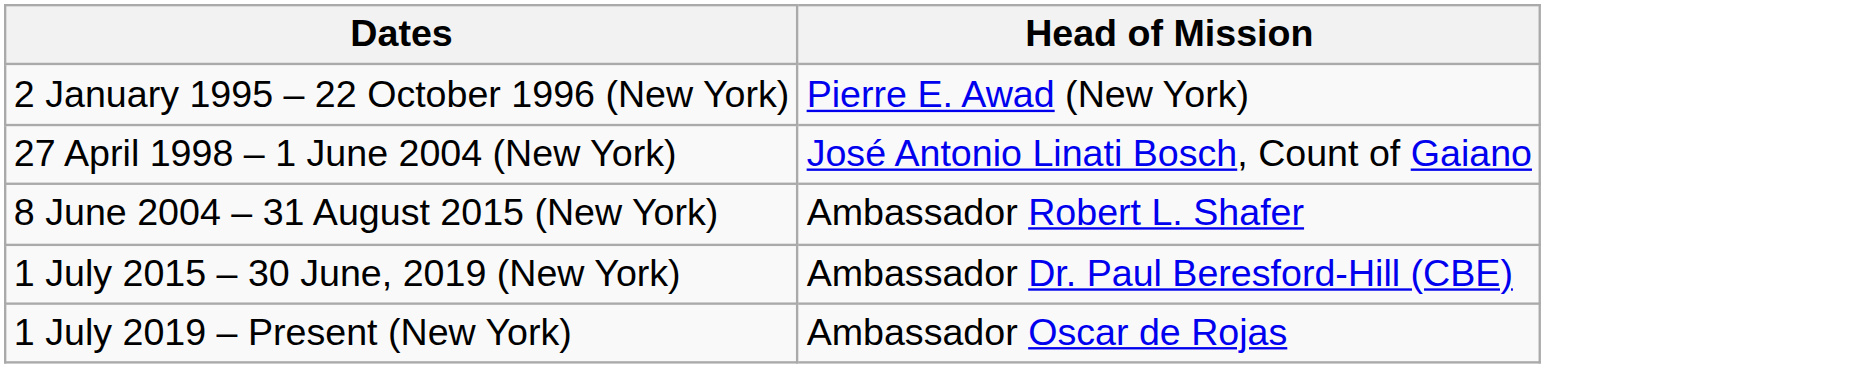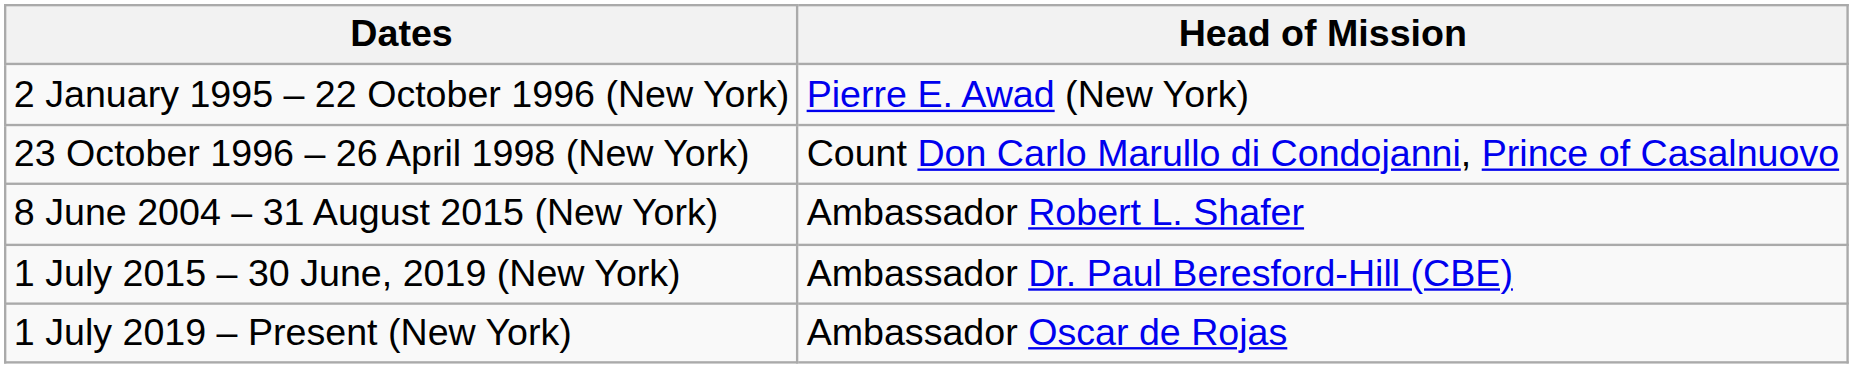+ row: (382, 153)
- row: (345, 153)
